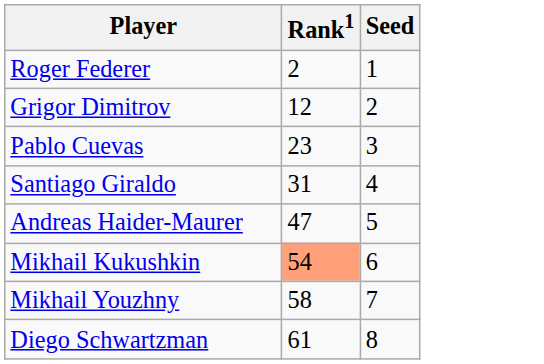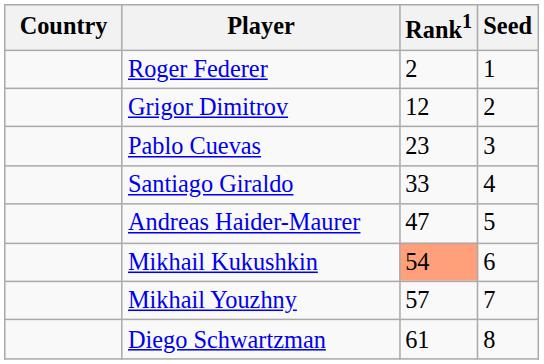+ column: (64, 27)
(300, 184) 31 -> (417, 184) 33
(300, 300) 58 -> (417, 300) 57
